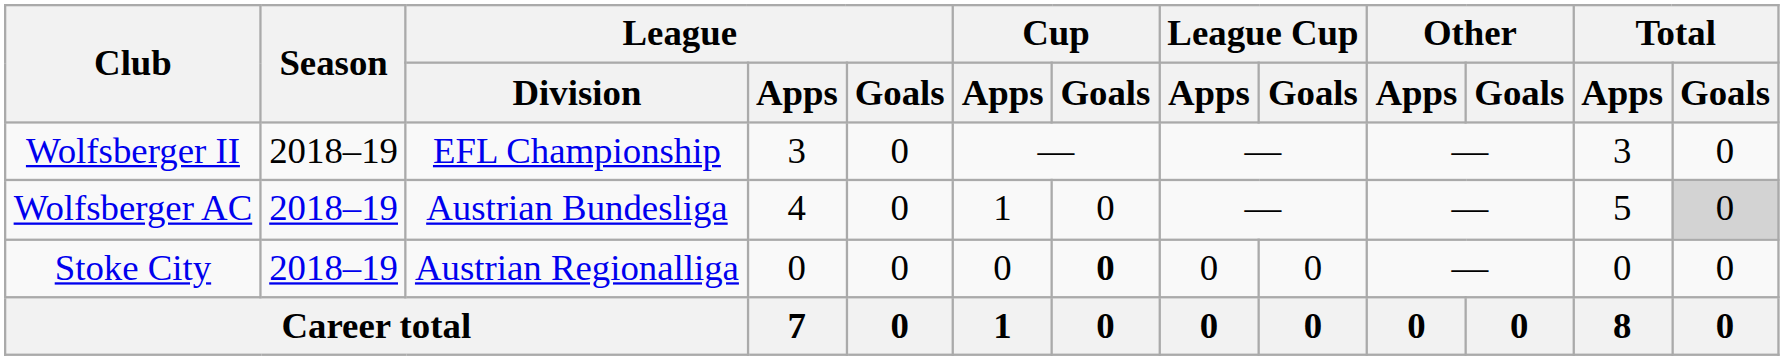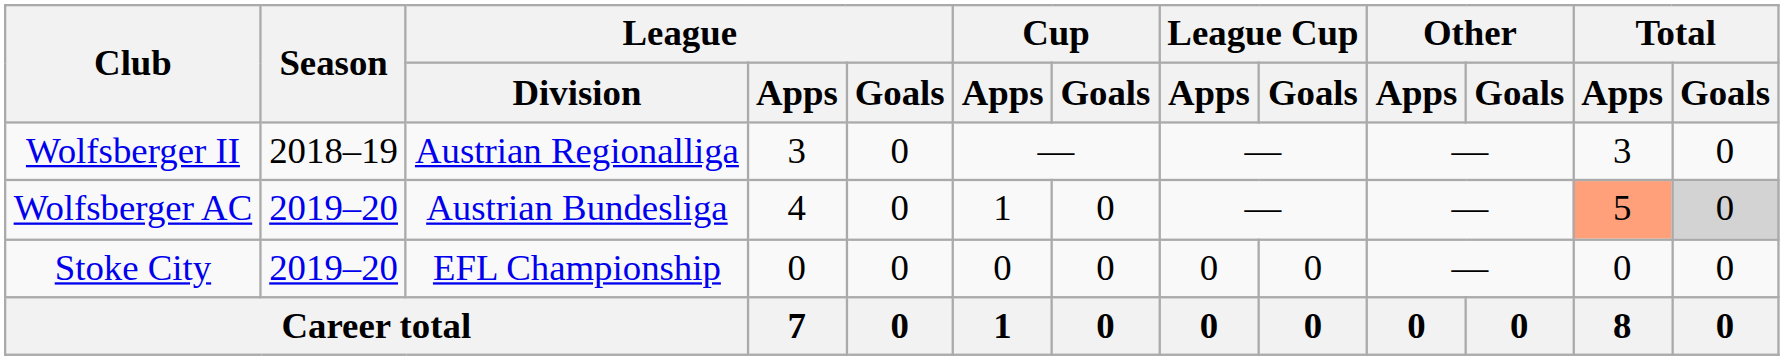(577, 150) EFL Championship -> (577, 150) Austrian Regionalliga
(334, 208) 2018–19 -> (334, 208) 2019–20
(1622, 208) no background -> (1622, 208) lightsalmon background
(334, 267) 2018–19 -> (334, 267) 2019–20
(577, 267) Austrian Regionalliga -> (577, 267) EFL Championship
(1105, 267) bold -> (1105, 267) normal
